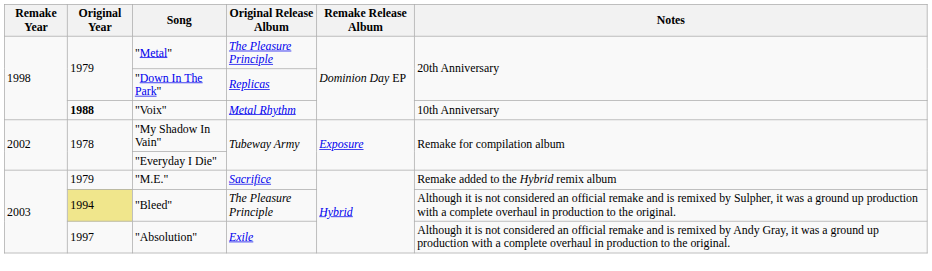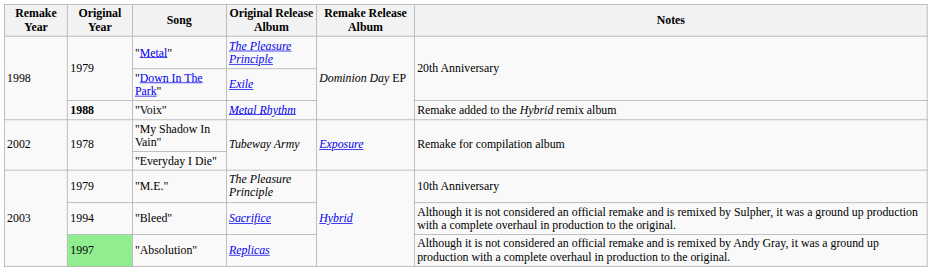(249, 84) Replicas -> (241, 84) Exile
(458, 110) 10th Anniversary -> (517, 110) Remake added to the Hybrid remix album
(250, 179) Sacrifice -> (260, 186) The Pleasure Principle
(517, 179) Remake added to the Hybrid remix album -> (458, 186) 10th Anniversary
(82, 205) khaki background -> (82, 218) no background
(260, 205) The Pleasure Principle -> (250, 218) Sacrifice
(82, 237) no background -> (82, 250) lightgreen background
(241, 237) Exile -> (249, 250) Replicas
